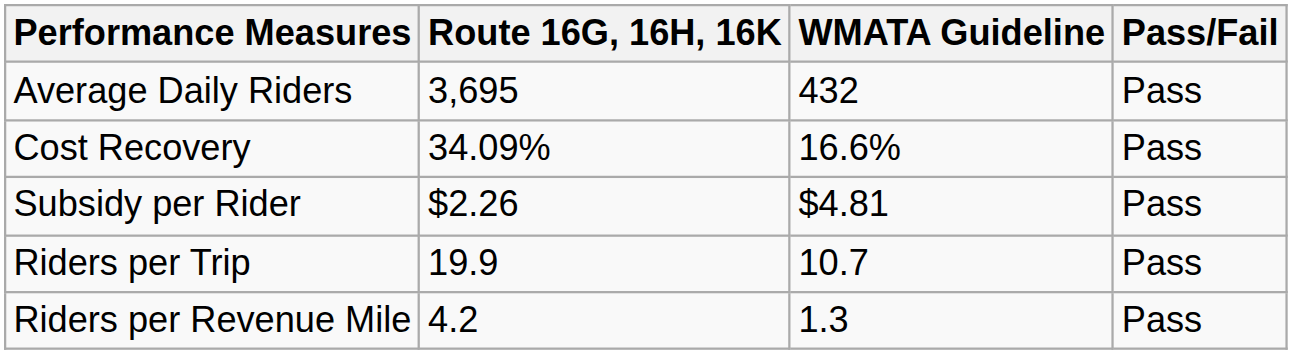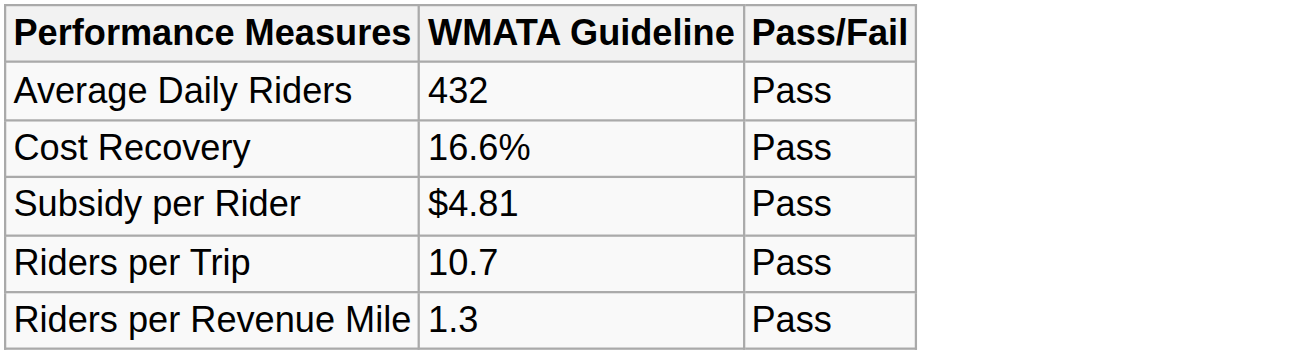- column: (605, 33)
